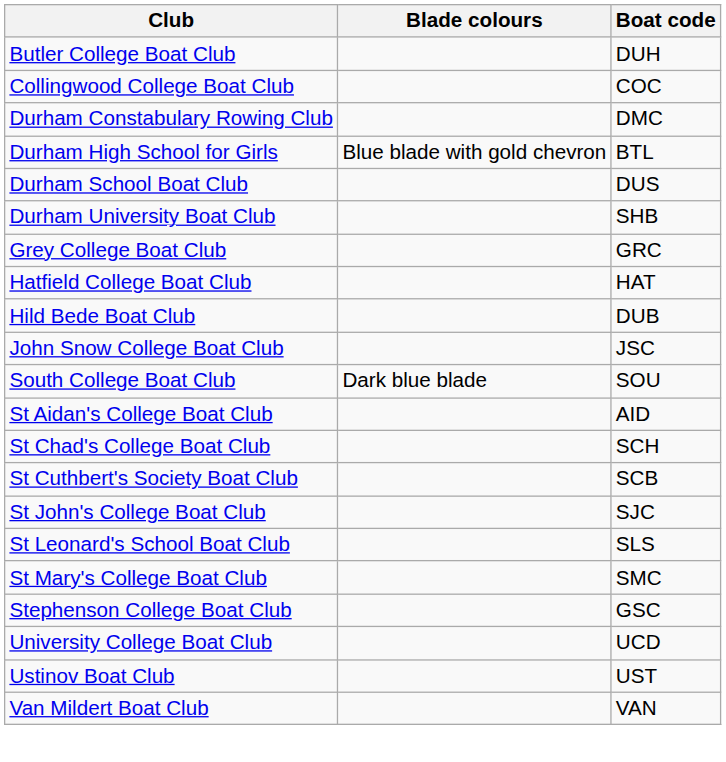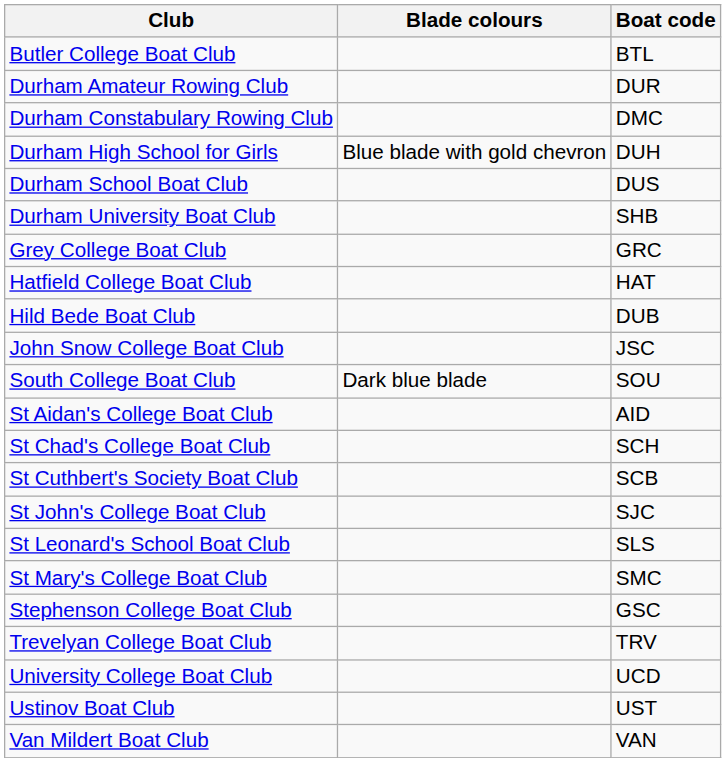(638, 53) DUH -> (635, 53) BTL
- row: (152, 86)
+ row: (149, 86)
(635, 151) BTL -> (638, 151) DUH
+ row: (140, 642)
